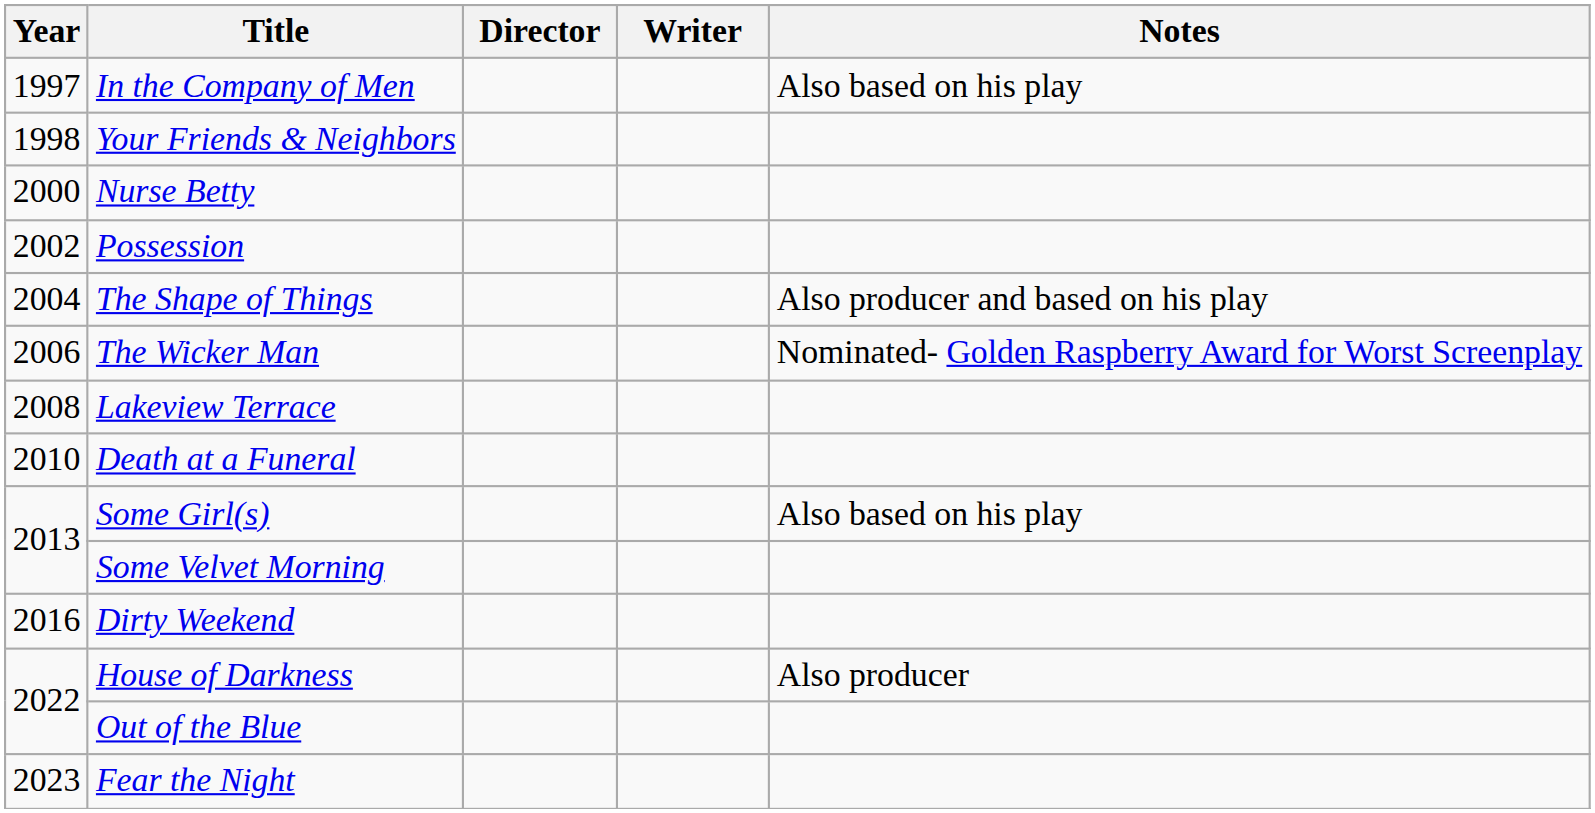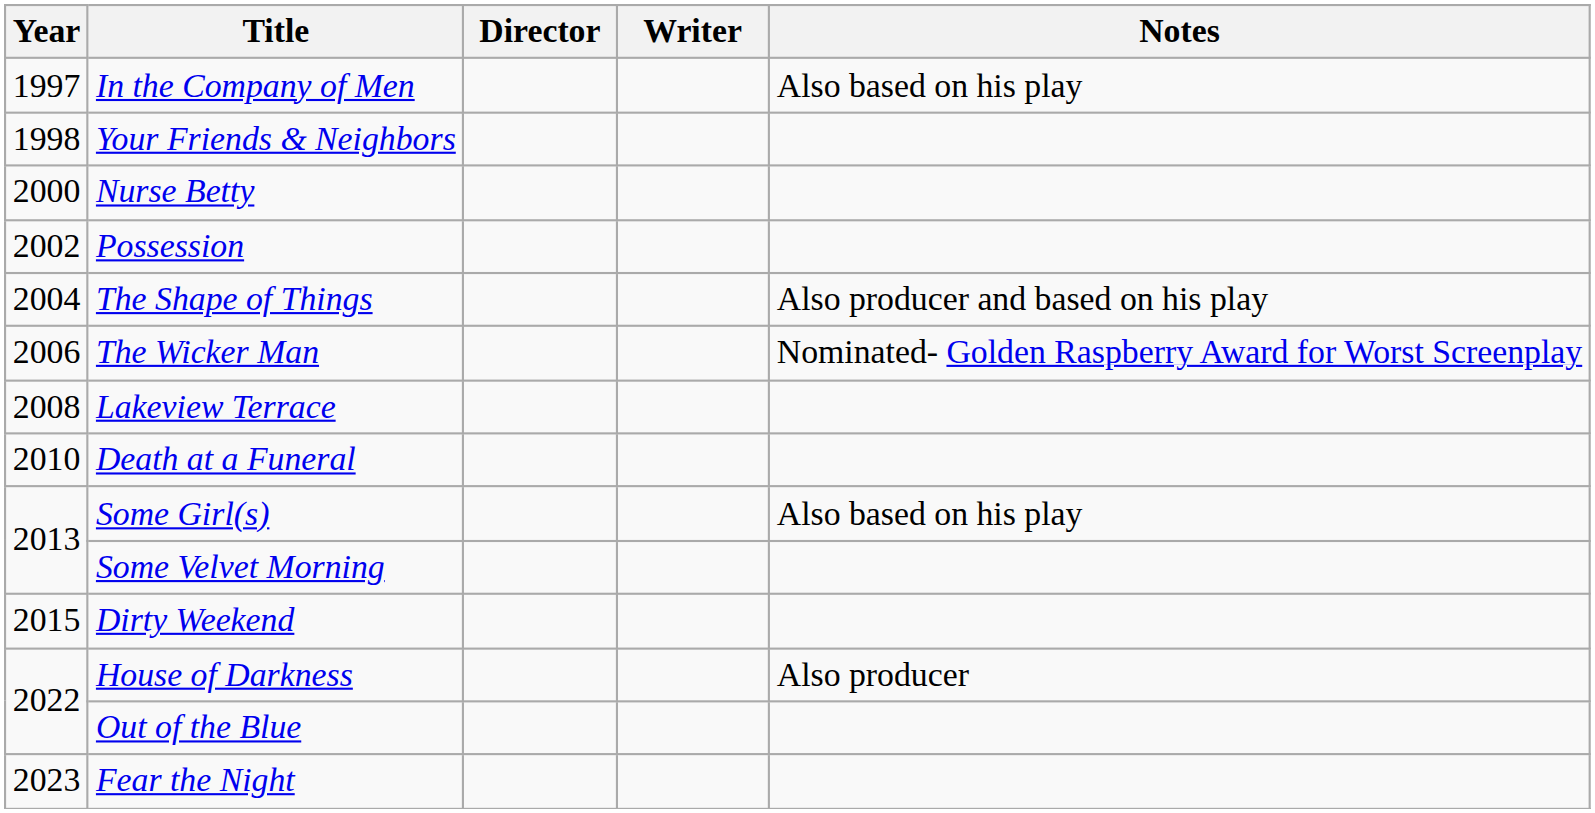(47, 620) 2016 -> (47, 620) 2015
